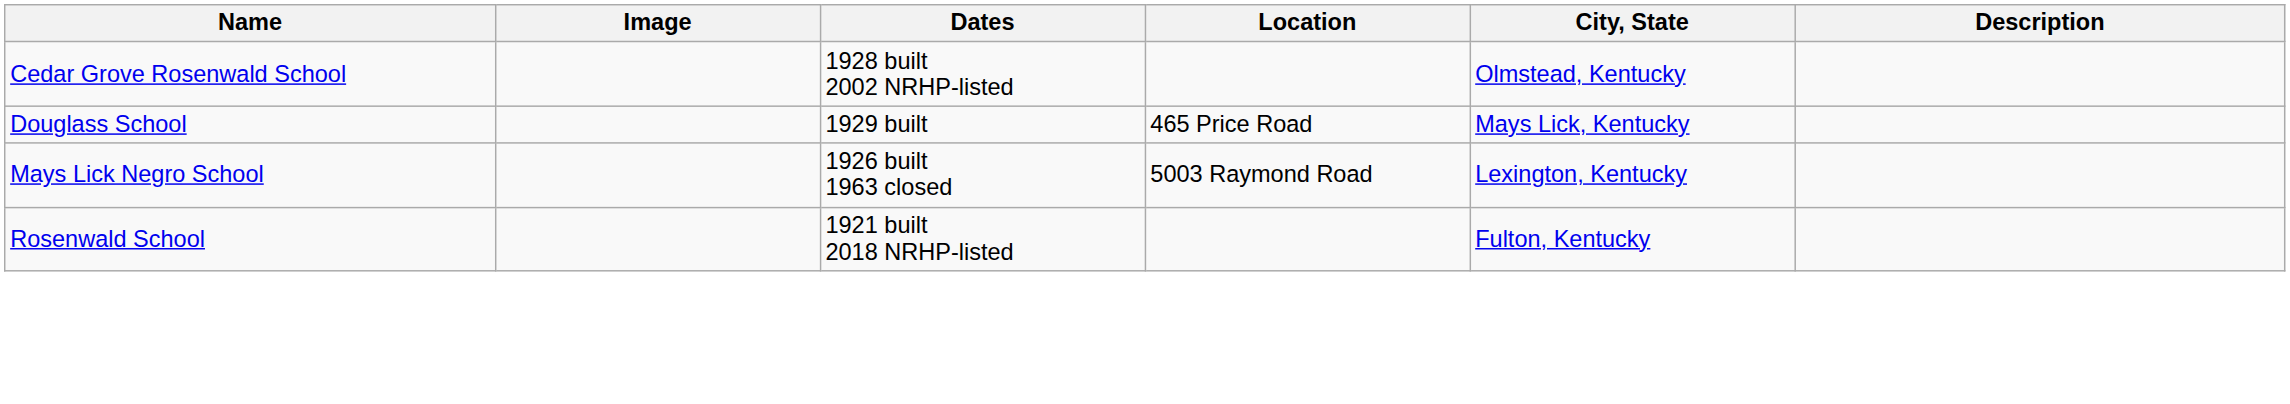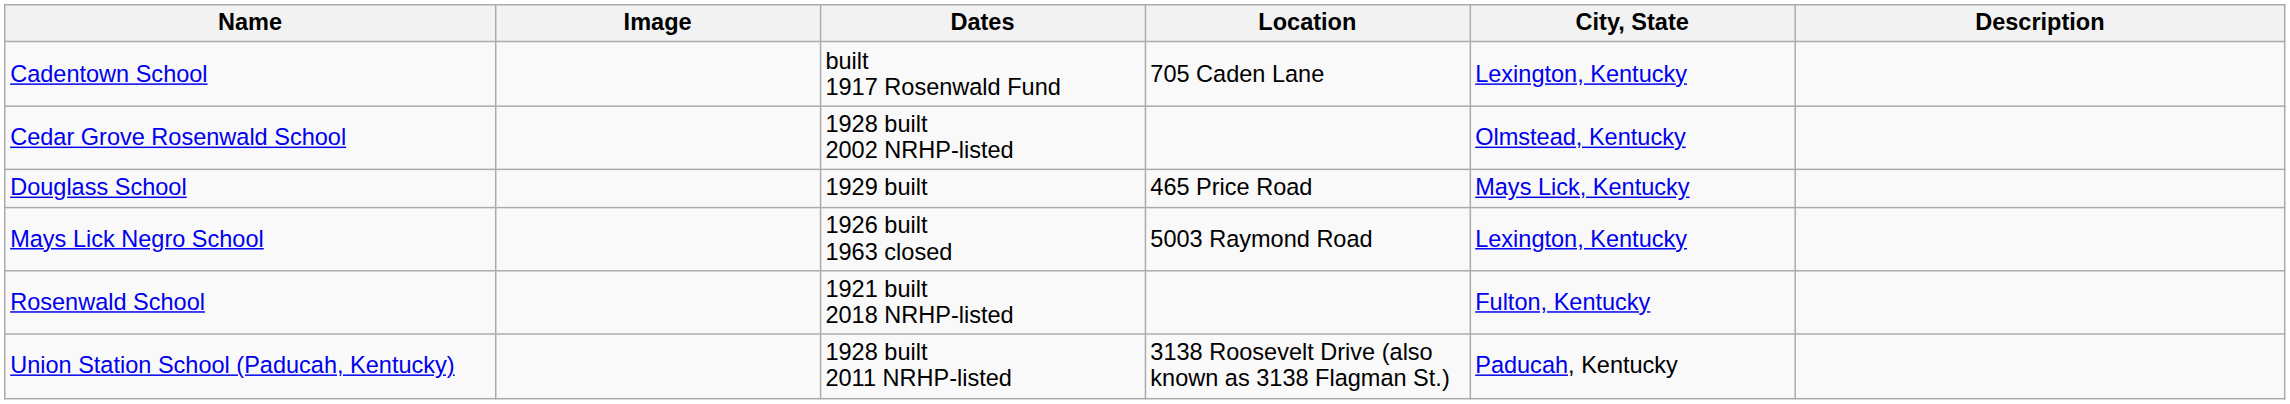+ row: (109, 73)
+ row: (232, 366)
